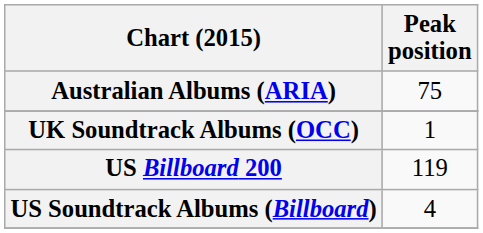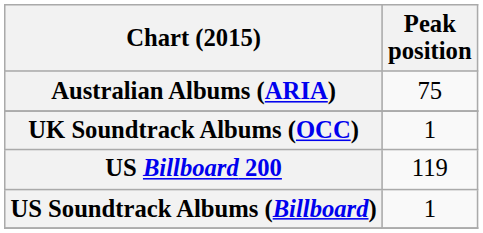(430, 208) 4 -> (430, 208) 1
